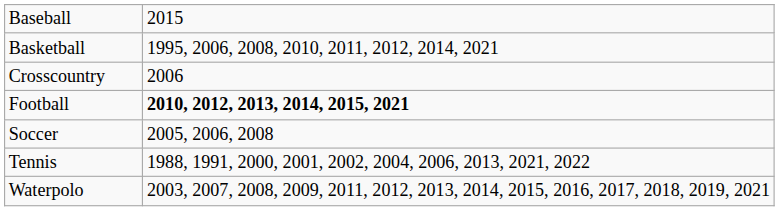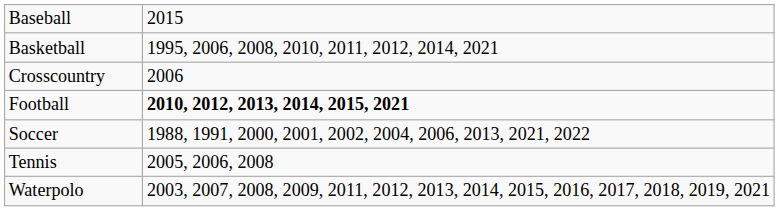(210, 133) 2005, 2006, 2008 -> (368, 133) 1988, 1991, 2000, 2001, 2002, 2004, 2006, 2013, 2021, 2022
(368, 162) 1988, 1991, 2000, 2001, 2002, 2004, 2006, 2013, 2021, 2022 -> (210, 162) 2005, 2006, 2008
